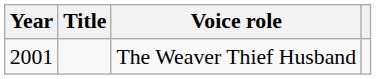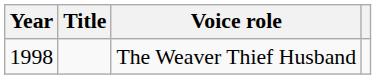(31, 56) 2001 -> (31, 56) 1998
